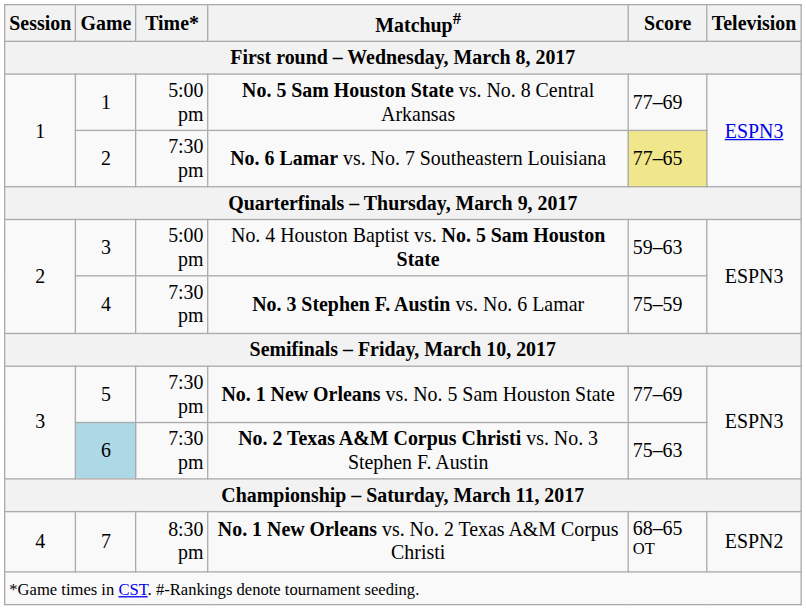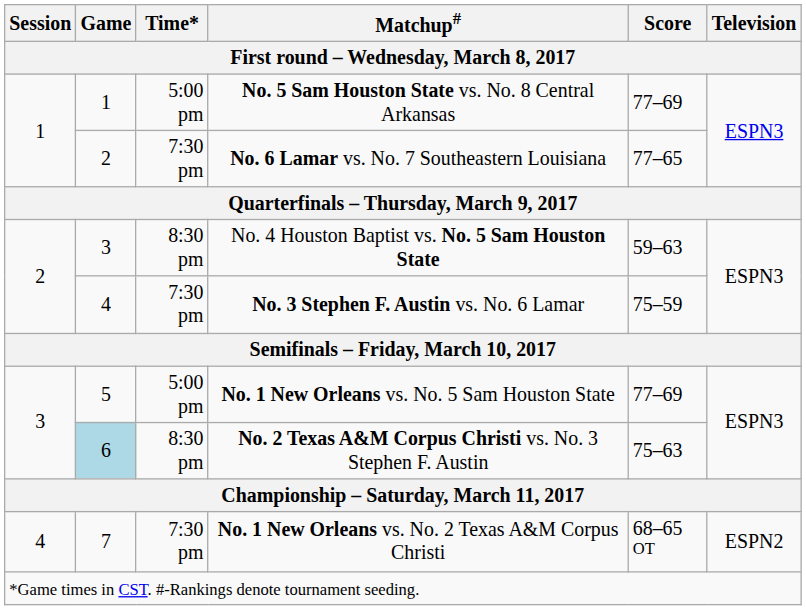(658, 158) khaki background -> (658, 158) no background
(186, 248) 5:00 pm -> (186, 248) 8:30 pm
(186, 393) 7:30 pm -> (186, 393) 5:00 pm
(186, 450) 7:30 pm -> (186, 450) 8:30 pm
(186, 541) 8:30 pm -> (186, 541) 7:30 pm
